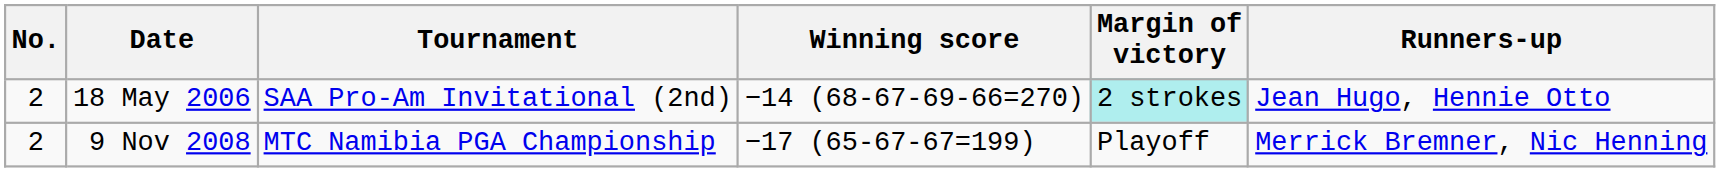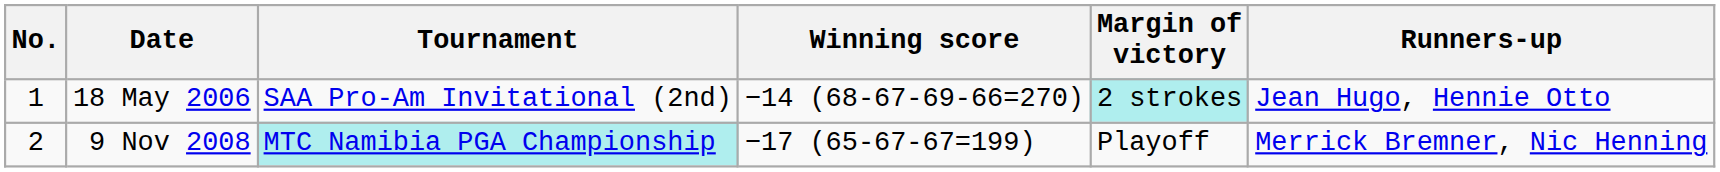(36, 101) 2 -> (36, 101) 1
(490, 145) no background -> (490, 145) paleturquoise background
